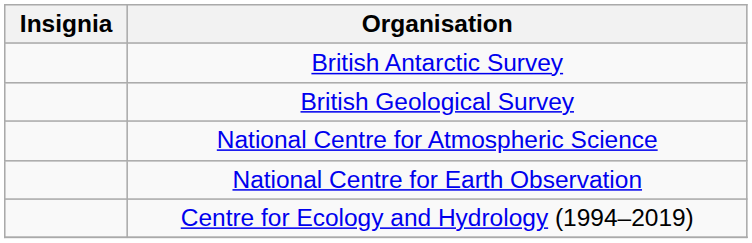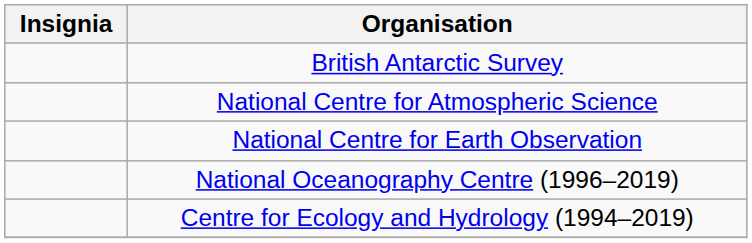- row: (437, 101)
+ row: (437, 179)
